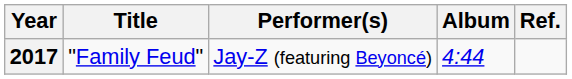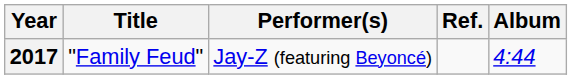columns swapped: (476, 21) <-> (540, 21)
